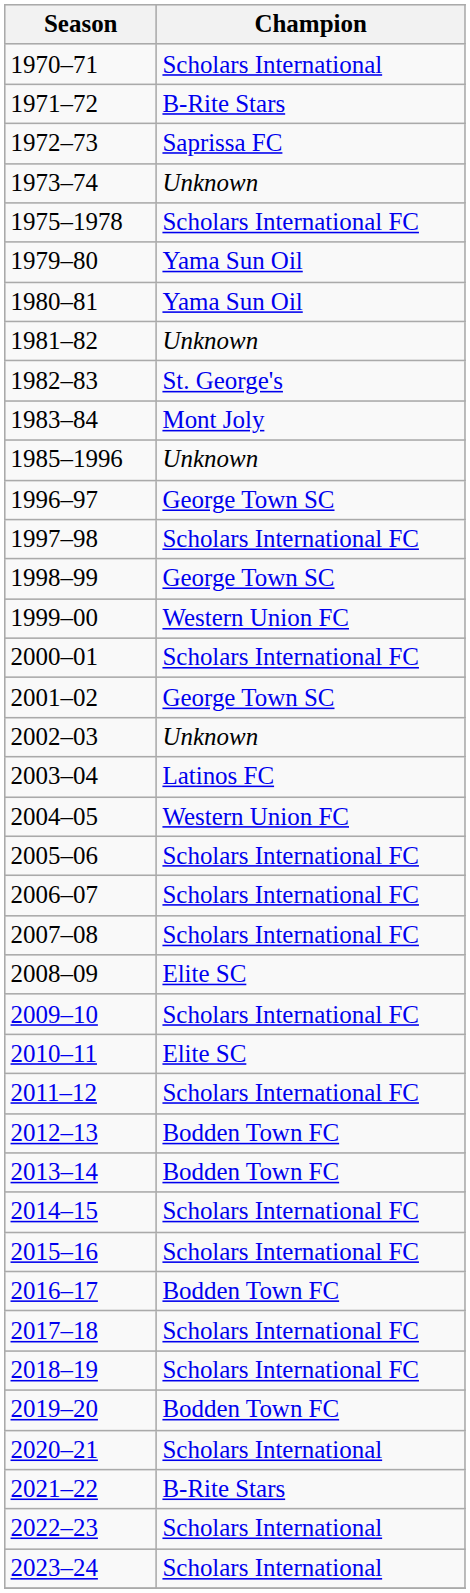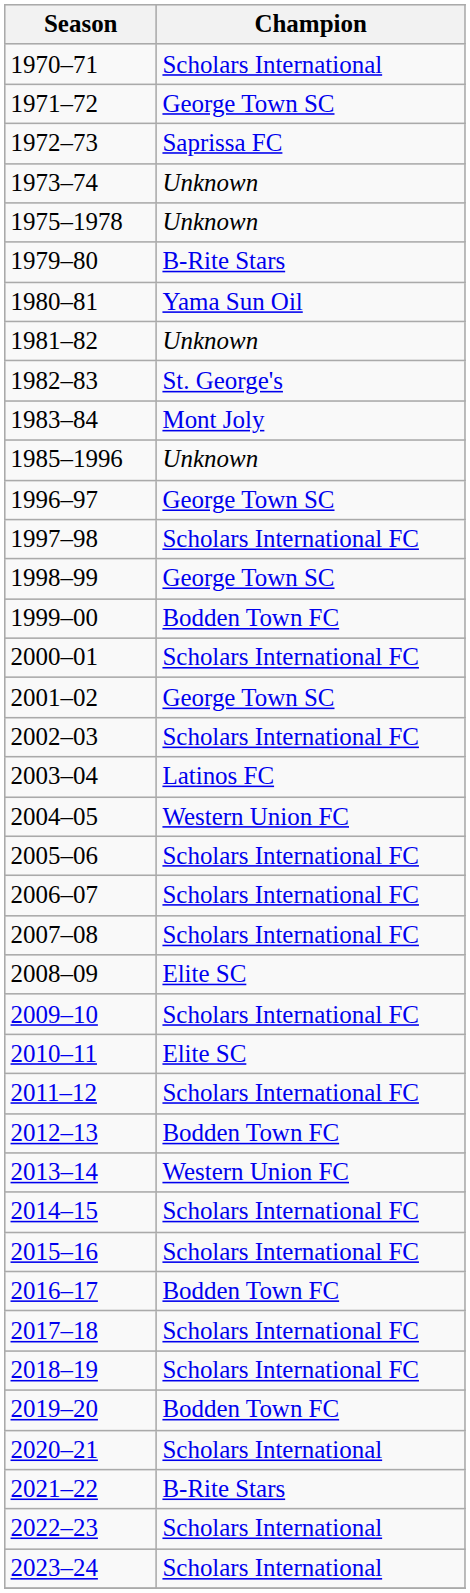(224, 103) B-Rite Stars -> (248, 103) George Town SC
(291, 222) Scholars International FC -> (210, 222) Unknown
(233, 261) Yama Sun Oil -> (224, 261) B-Rite Stars
(256, 618) Western Union FC -> (251, 618) Bodden Town FC
(210, 736) Unknown -> (291, 736) Scholars International FC
(251, 1172) Bodden Town FC -> (256, 1172) Western Union FC
